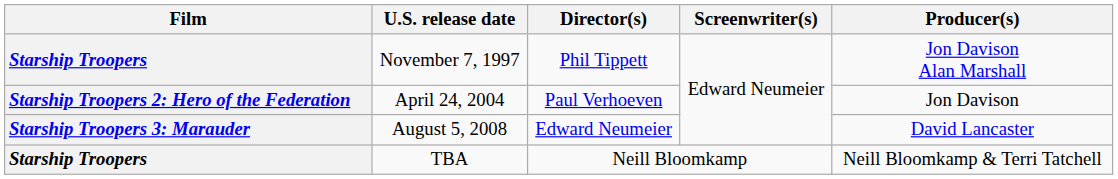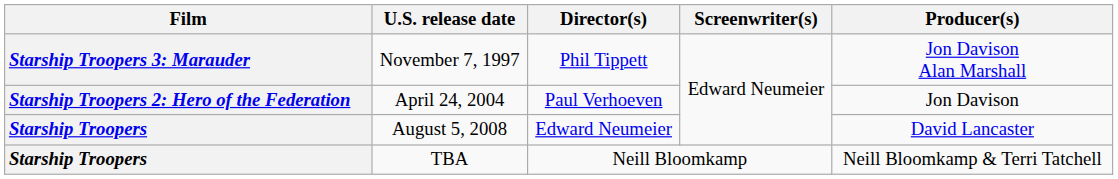(78, 59) Starship Troopers -> (129, 59) Starship Troopers 3: Marauder
(129, 129) Starship Troopers 3: Marauder -> (78, 129) Starship Troopers
